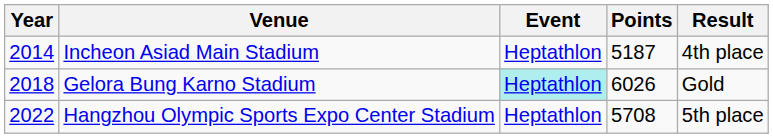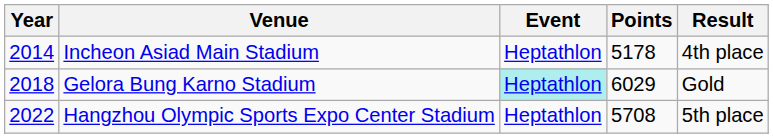(633, 52) 5187 -> (633, 52) 5178
(633, 84) 6026 -> (633, 84) 6029
